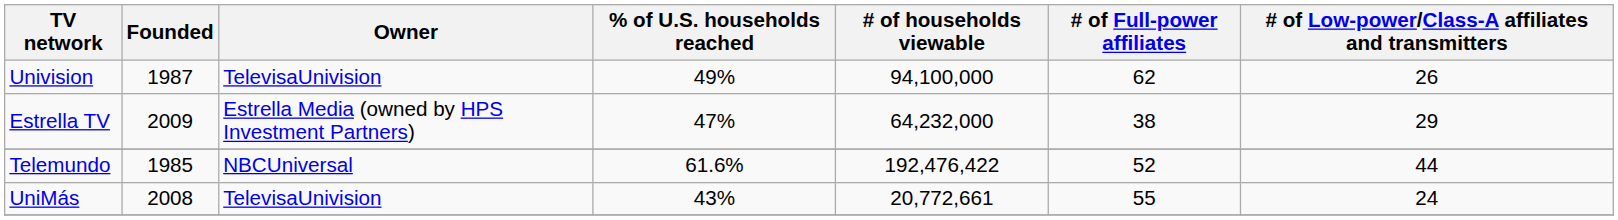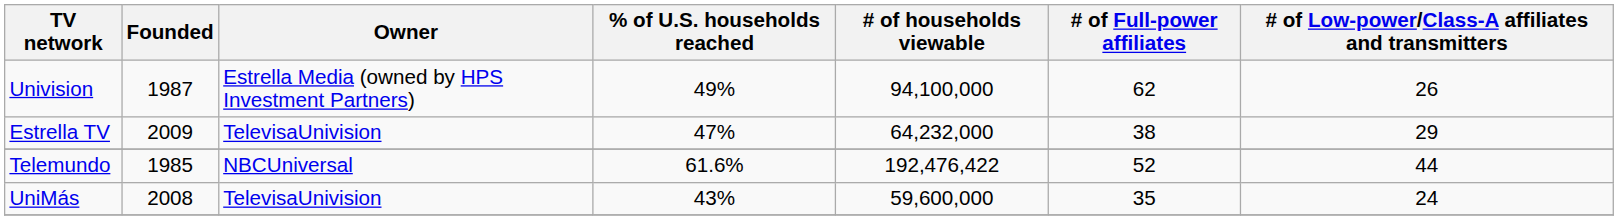(302, 76) TelevisaUnivision -> (363, 88) Estrella Media (owned by HPS Investment Partners)
(363, 121) Estrella Media (owned by HPS Investment Partners) -> (302, 132) TelevisaUnivision
(942, 198) 20,772,661 -> (942, 198) 59,600,000
(1144, 198) 55 -> (1144, 198) 35
